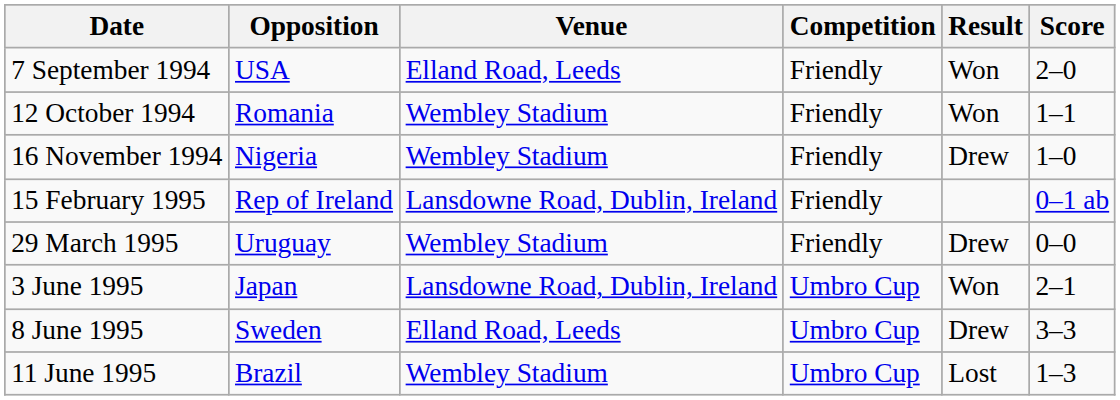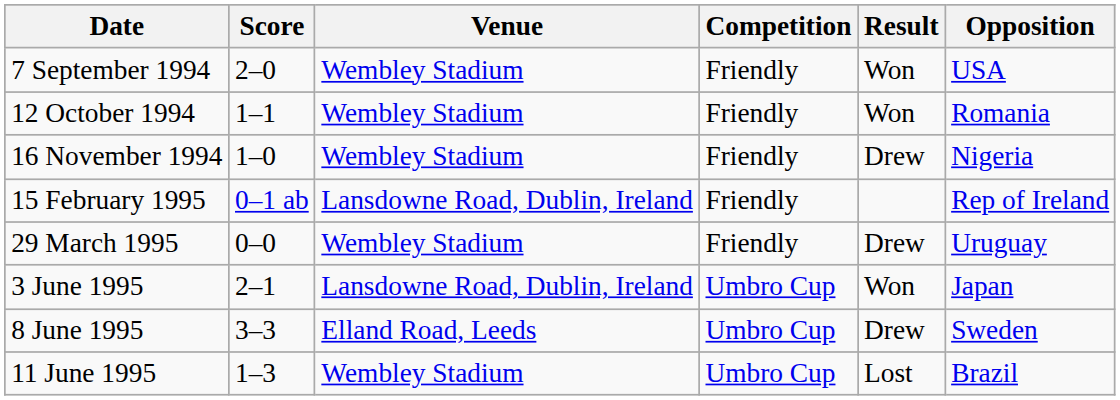columns swapped: (314, 26) <-> (1072, 26)
(513, 69) Elland Road, Leeds -> (422, 69) Wembley Stadium
